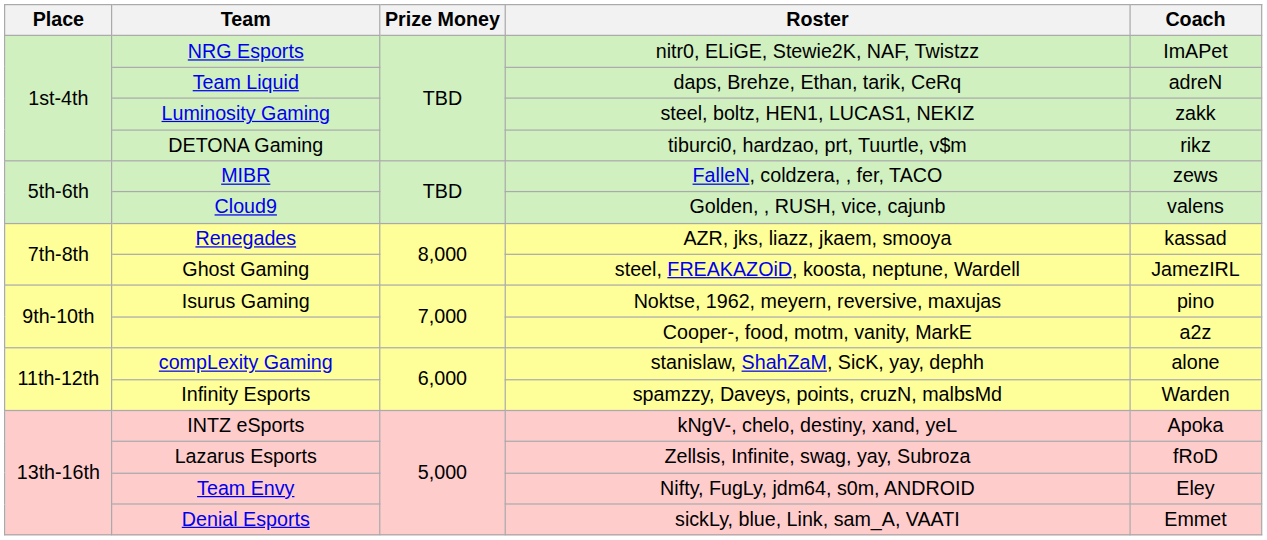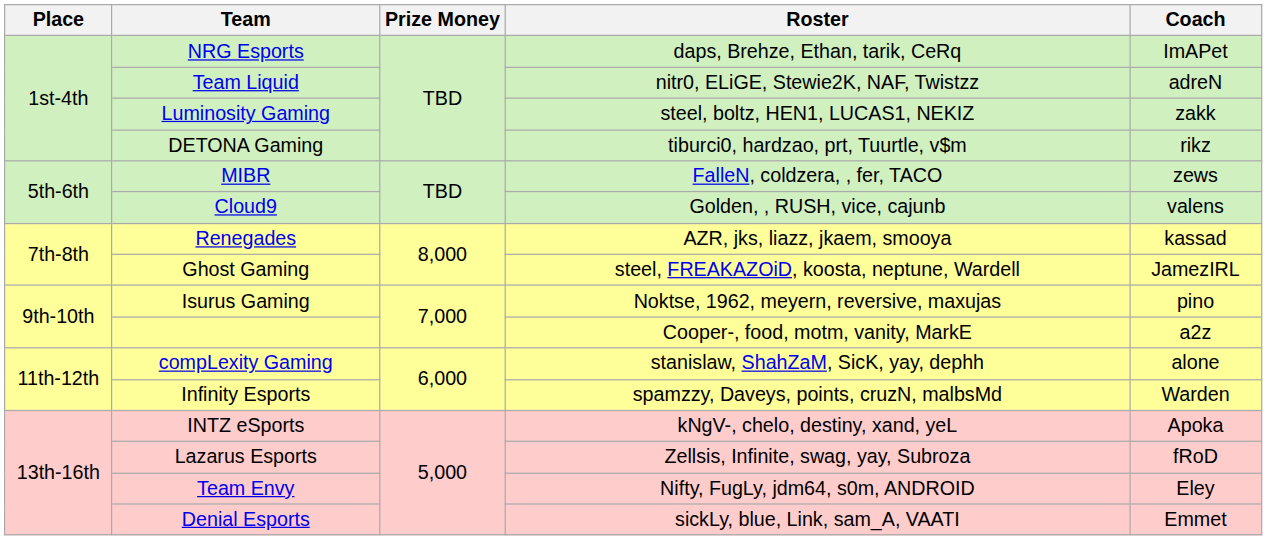(817, 51) nitr0, ELiGE, Stewie2K, NAF, Twistzz -> (817, 51) daps, Brehze, Ethan, tarik, CeRq
(817, 82) daps, Brehze, Ethan, tarik, CeRq -> (817, 82) nitr0, ELiGE, Stewie2K, NAF, Twistzz
